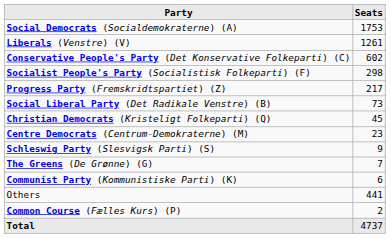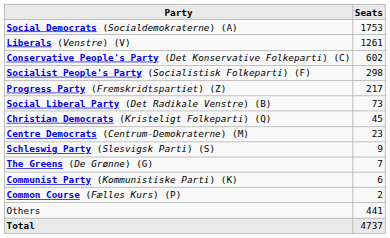rows swapped: (94, 210) <-> (23, 195)
